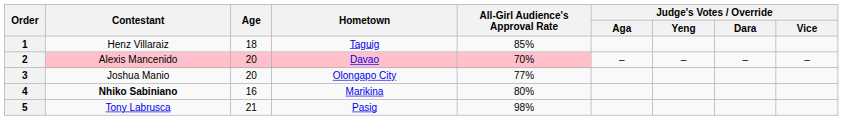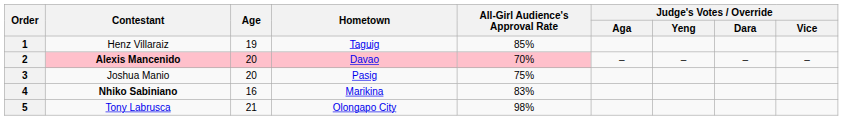(251, 44) 18 -> (251, 44) 19
(138, 60) normal -> (138, 60) bold
(365, 76) Olongapo City -> (365, 76) Pasig
(524, 76) 77% -> (524, 76) 75%
(524, 92) 80% -> (524, 92) 83%
(365, 108) Pasig -> (365, 108) Olongapo City
